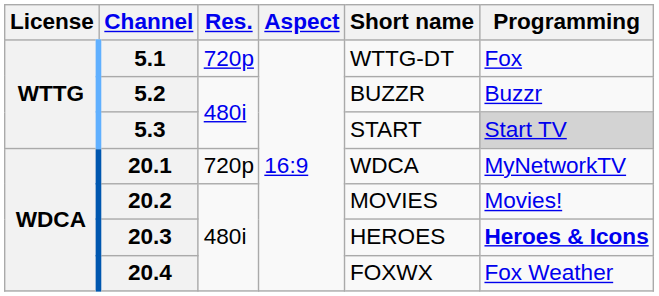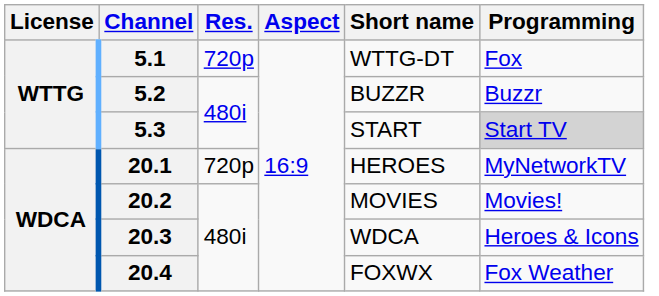(384, 165) WDCA -> (398, 165) HEROES
(398, 237) HEROES -> (384, 237) WDCA
(567, 237) bold -> (562, 237) normal
